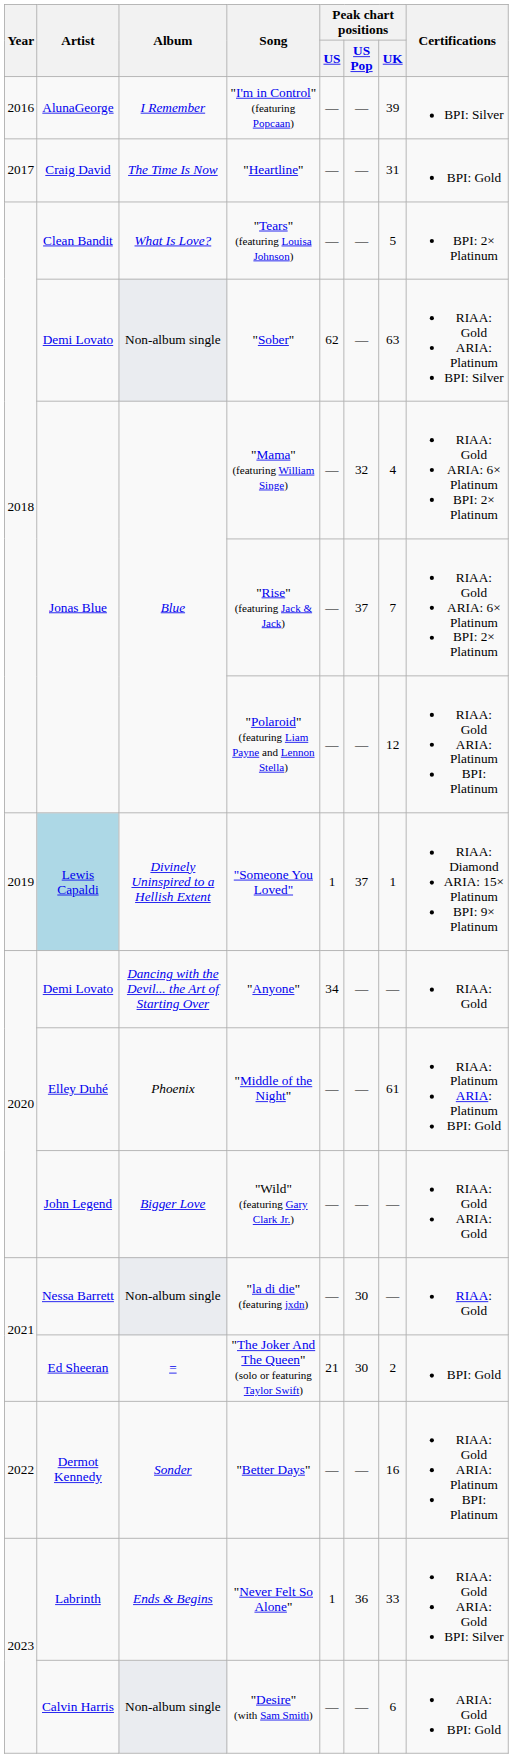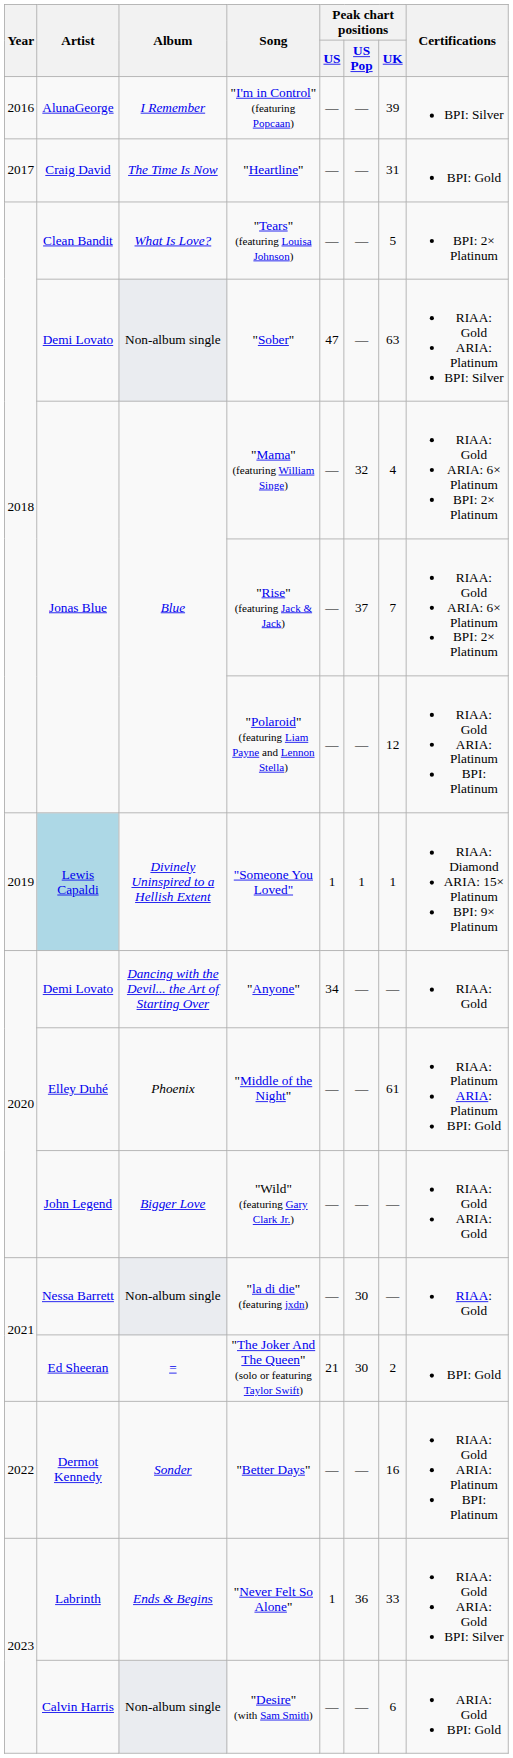(332, 340) 62 -> (332, 340) 47
(362, 881) 37 -> (362, 881) 1
